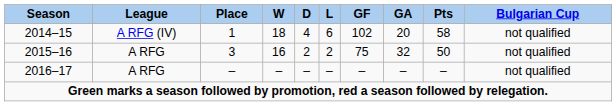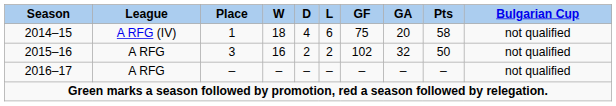(362, 33) 102 -> (362, 33) 75
(362, 52) 75 -> (362, 52) 102
